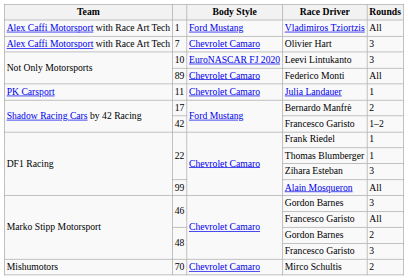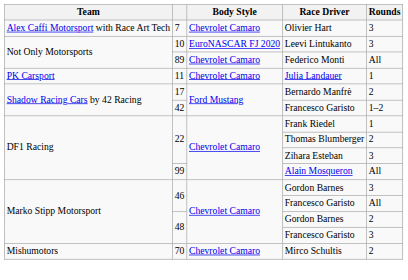- row: (177, 27)
(372, 155) 1 -> (371, 139) 2
